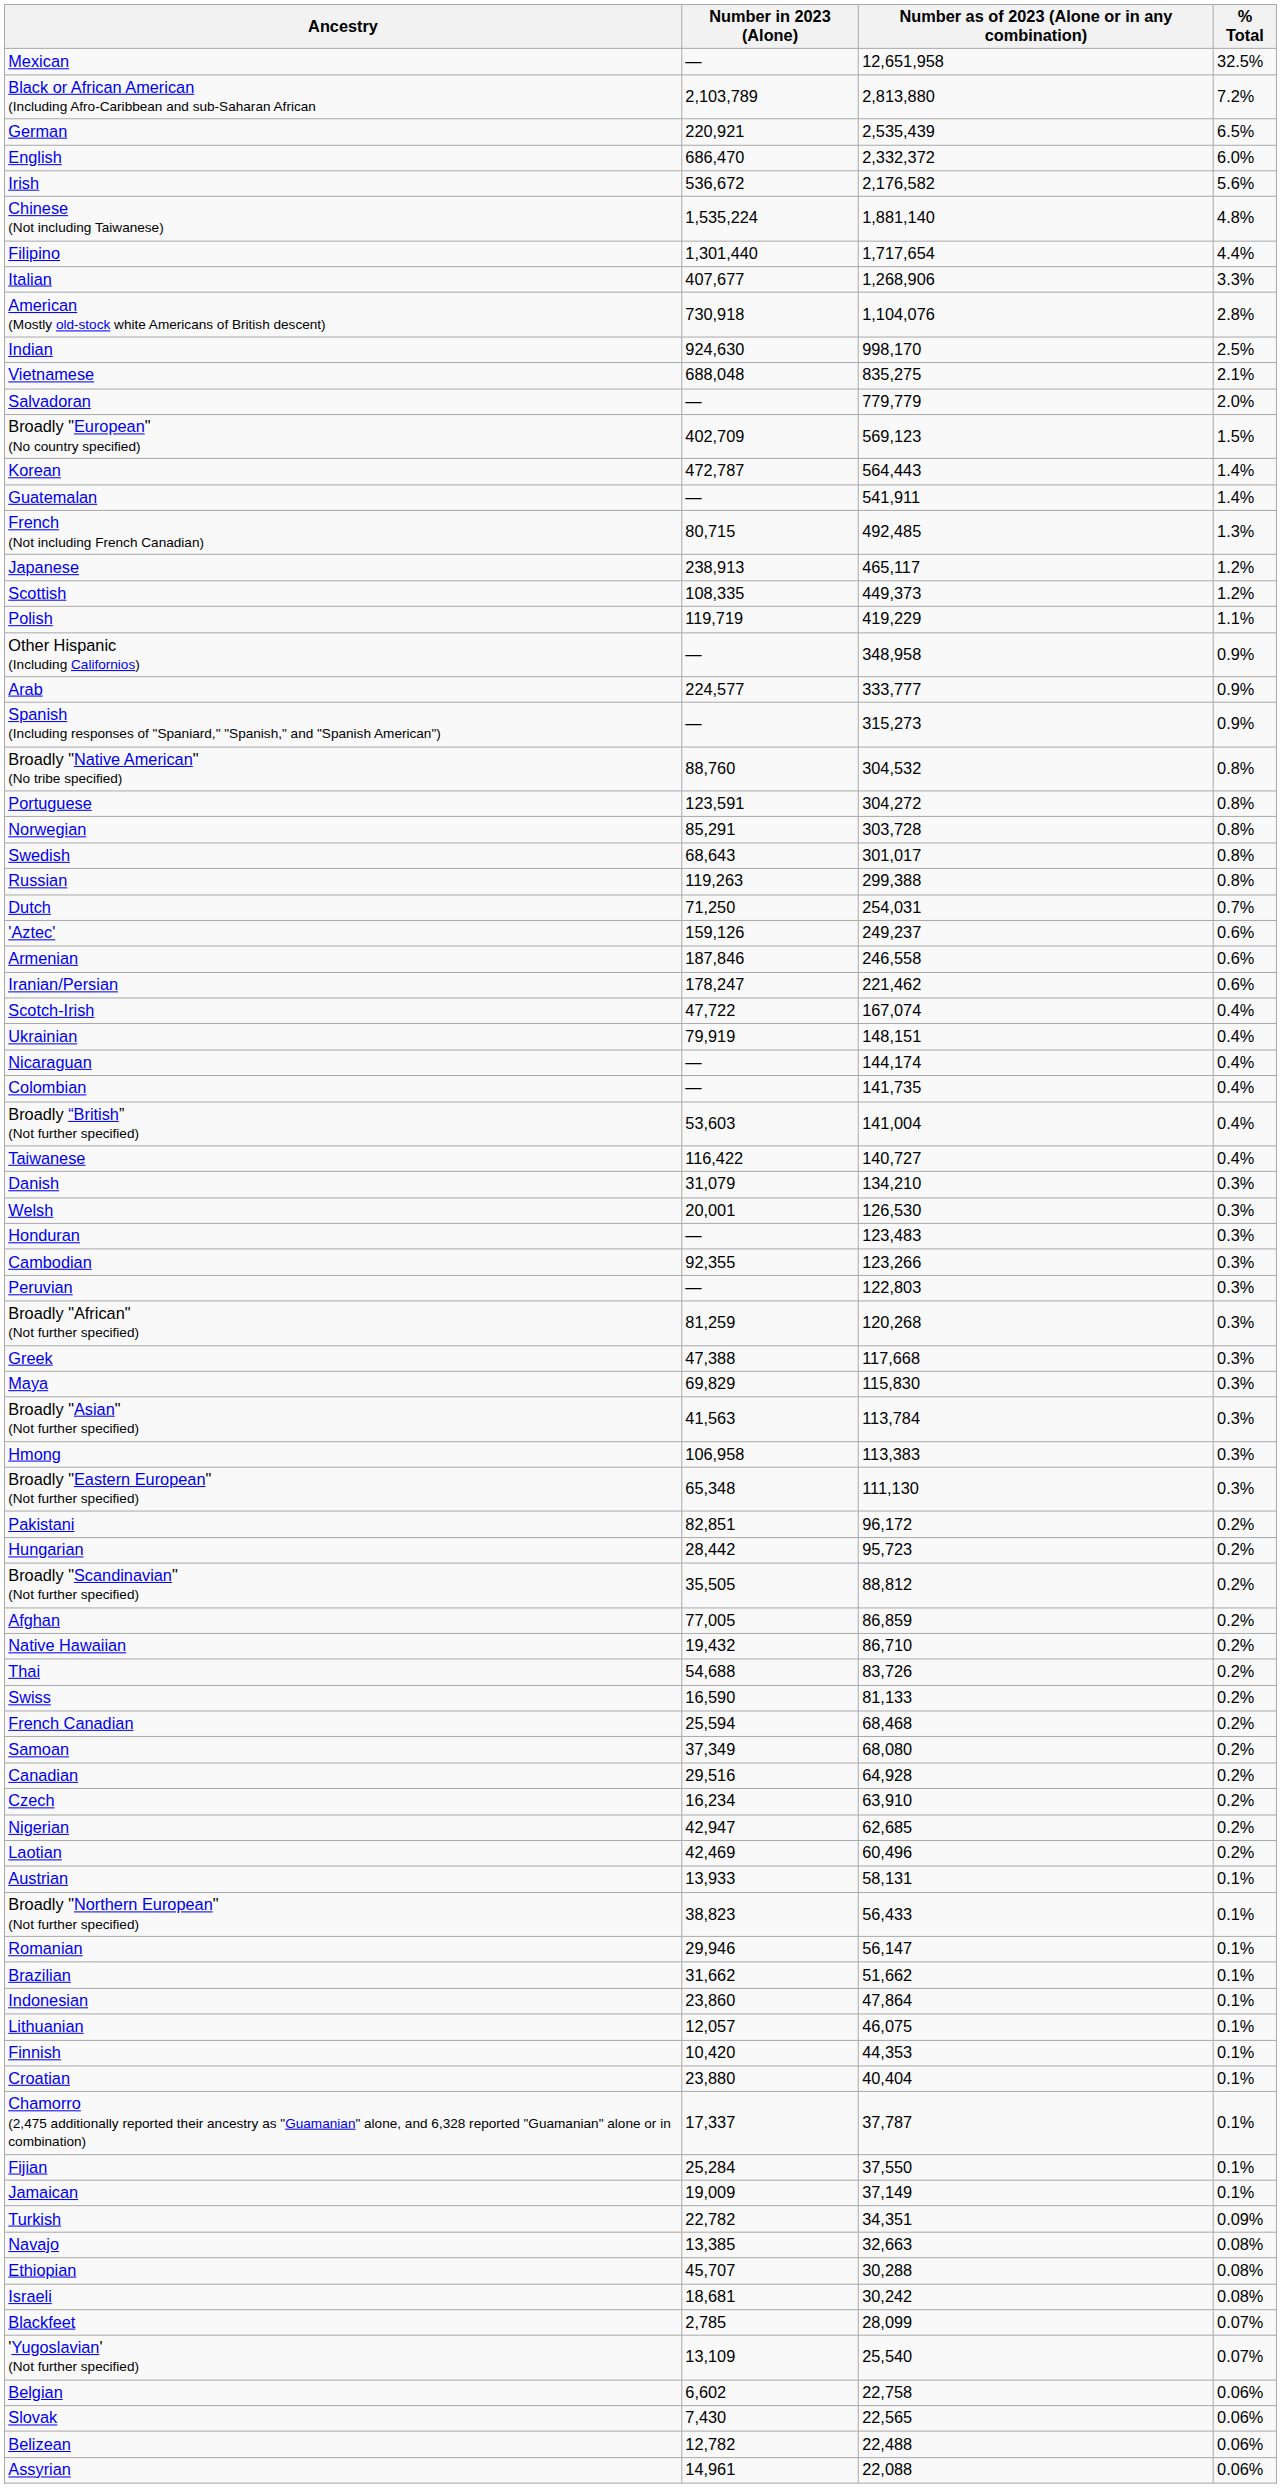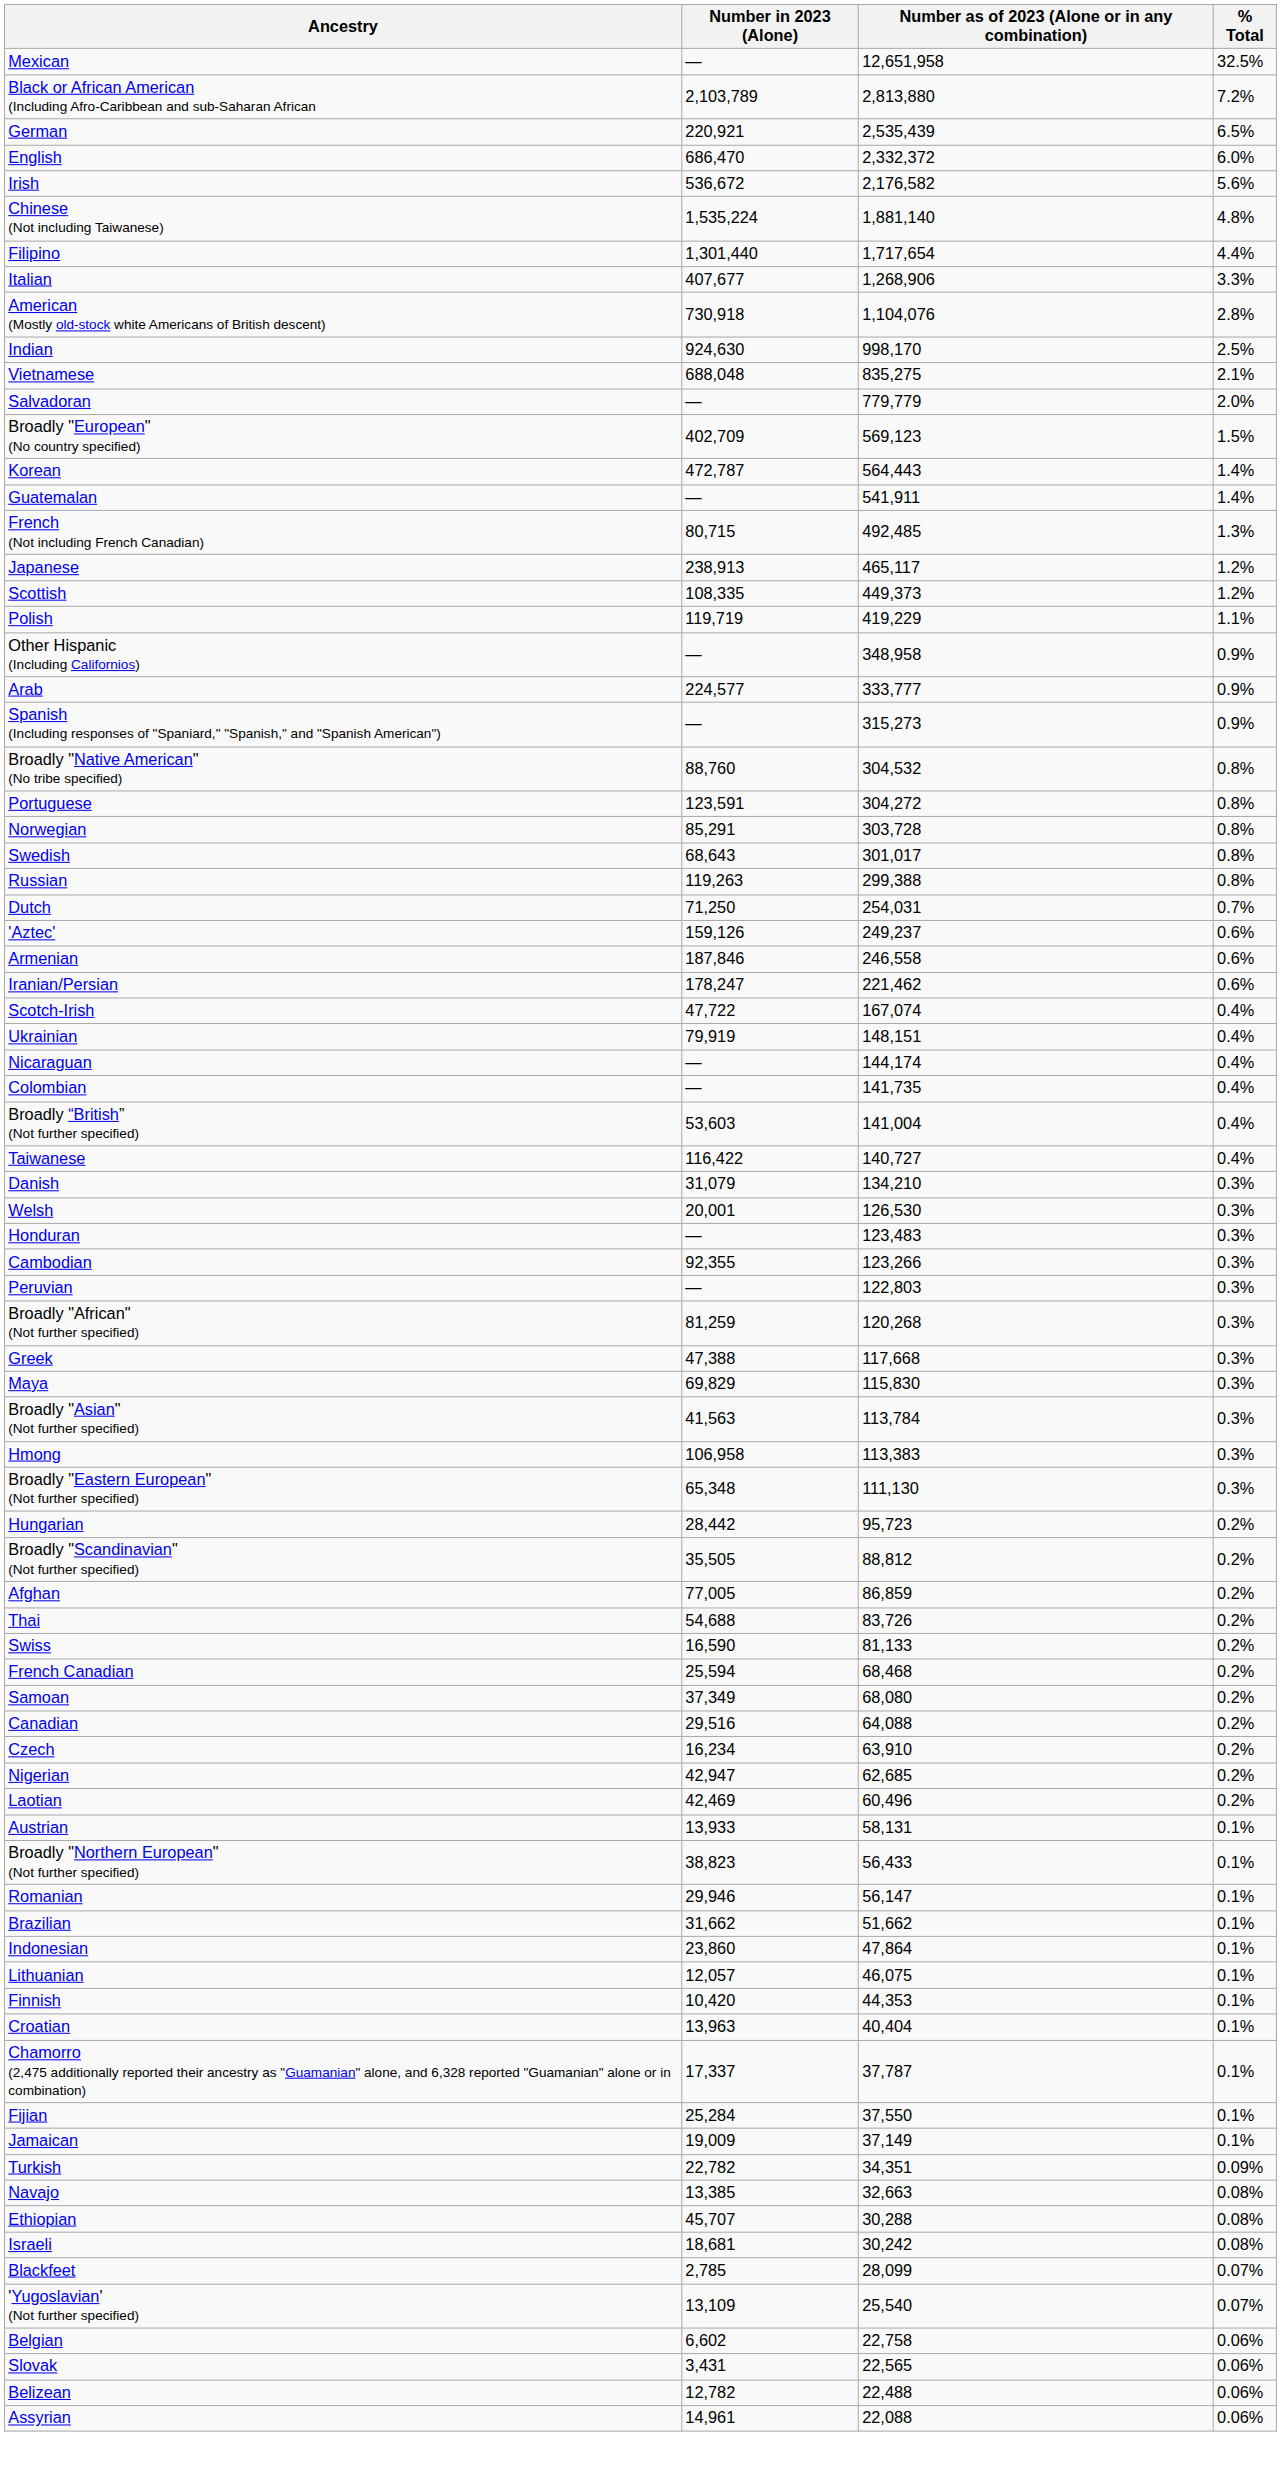- row: (41, 1524)
- row: (67, 1646)
(887, 1775) 64,928 -> (887, 1723) 64,088
(710, 2078) 23,880 -> (710, 2026) 13,963
(706, 2418) 7,430 -> (706, 2366) 3,431
